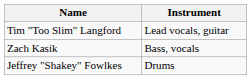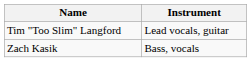- row: (64, 65)
